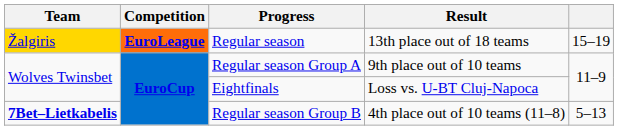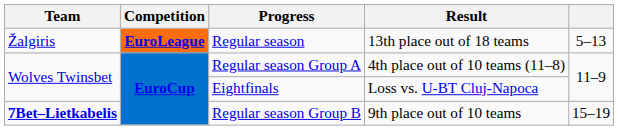(32, 40) gold background -> (32, 40) no background
(591, 40) 15–19 -> (591, 40) 5–13
(445, 64) 9th place out of 10 teams -> (467, 64) 4th place out of 10 teams (11–8)
(467, 112) 4th place out of 10 teams (11–8) -> (445, 112) 9th place out of 10 teams
(591, 112) 5–13 -> (591, 112) 15–19
